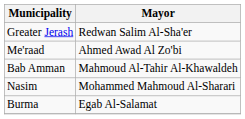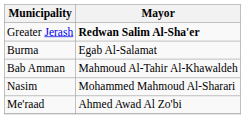(135, 31) normal -> (139, 31) bold
rows swapped: (26, 50) <-> (23, 104)
